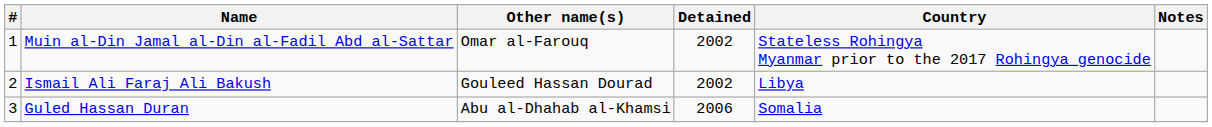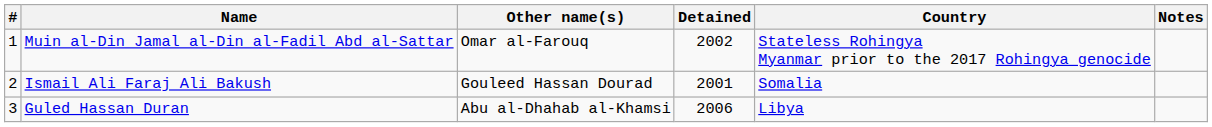(715, 84) 2002 -> (715, 84) 2001
(781, 84) Libya -> (790, 84) Somalia
(790, 109) Somalia -> (781, 109) Libya
